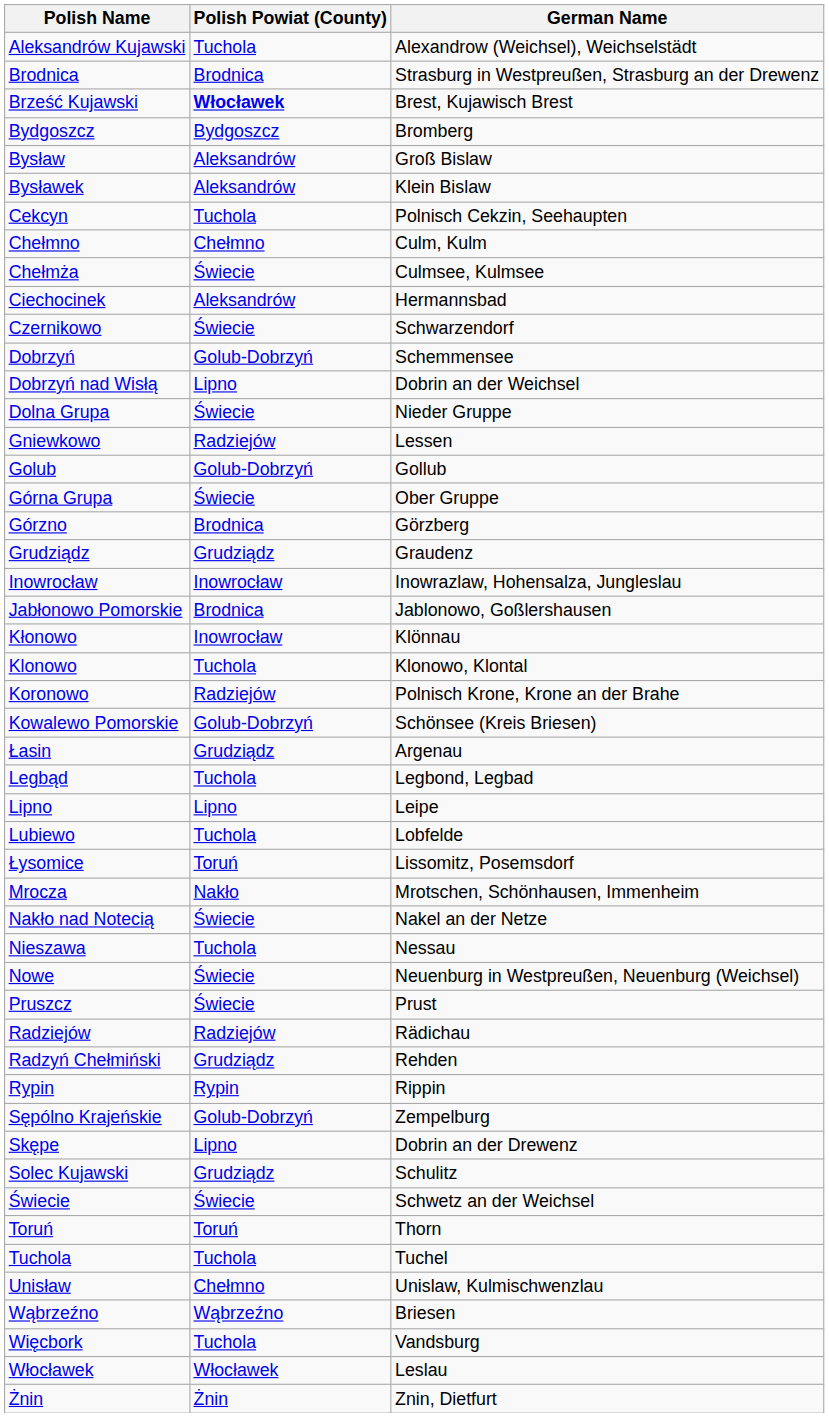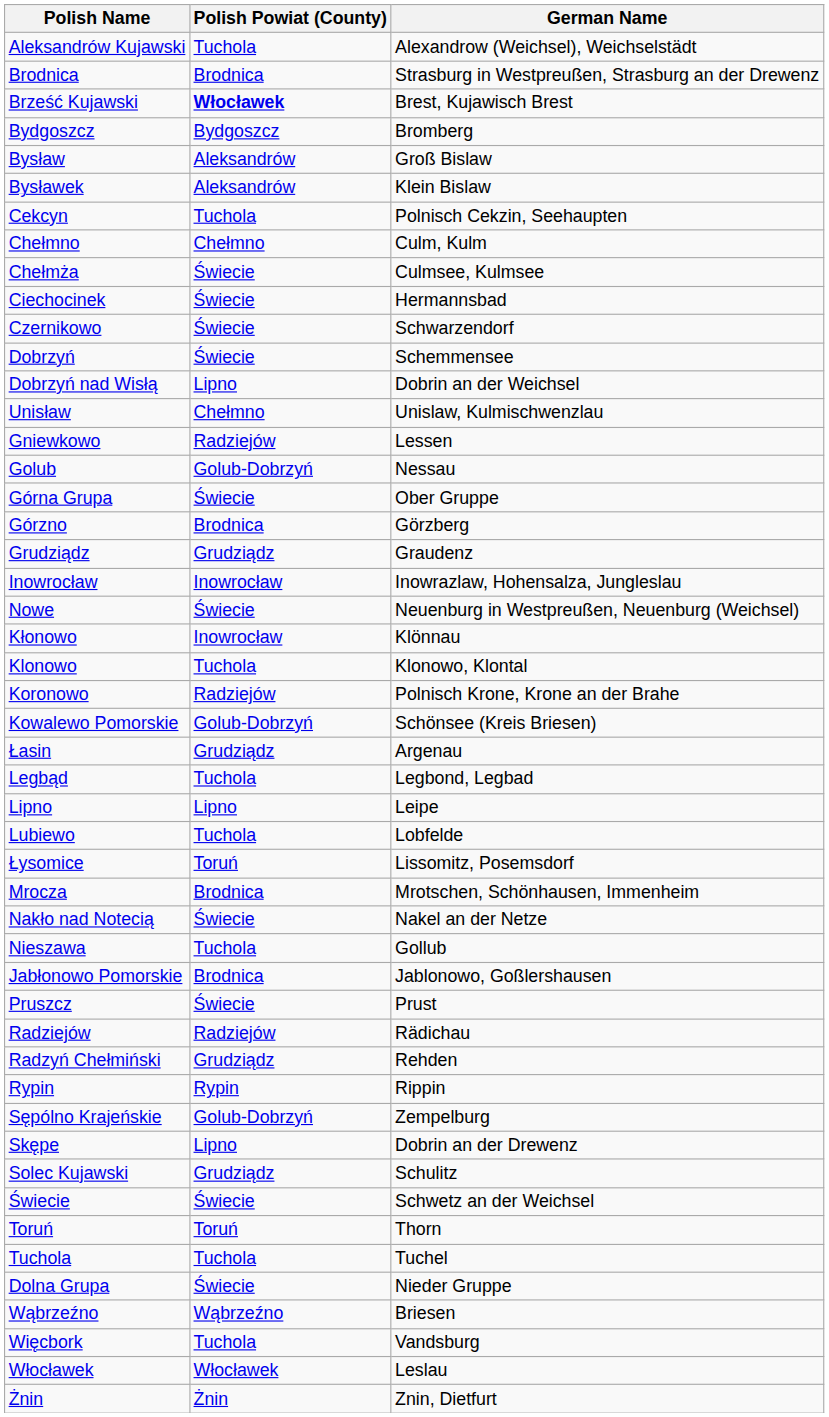(244, 300) Aleksandrów -> (224, 300) Świecie
(253, 356) Golub-Dobrzyń -> (224, 356) Świecie
rows swapped: (59, 412) <-> (40, 1286)
(421, 469) Gollub -> (425, 469) Nessau
rows swapped: (96, 610) <-> (31, 976)
(216, 891) Nakło -> (229, 891) Brodnica
(425, 948) Nessau -> (421, 948) Gollub
